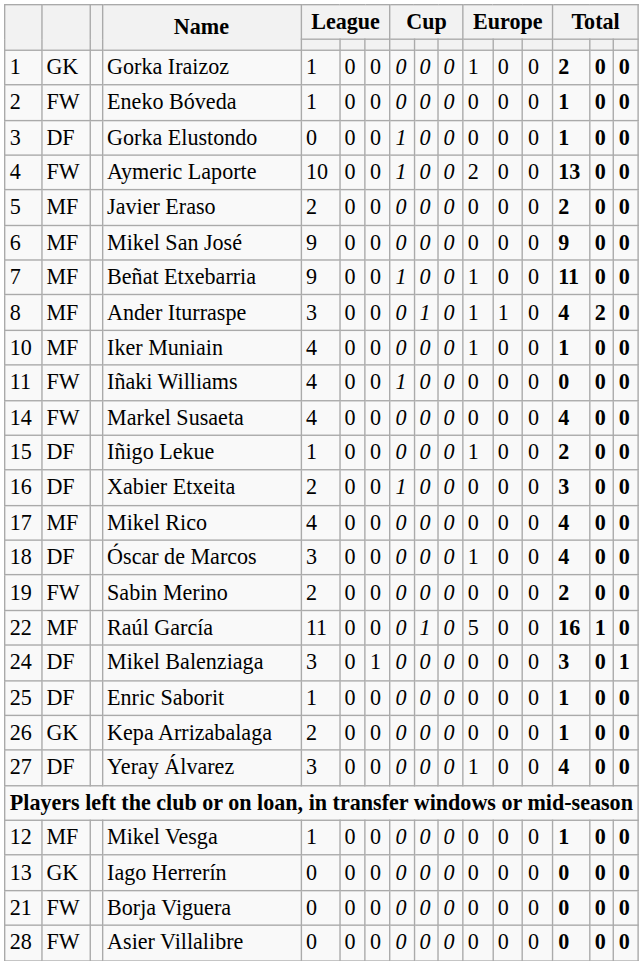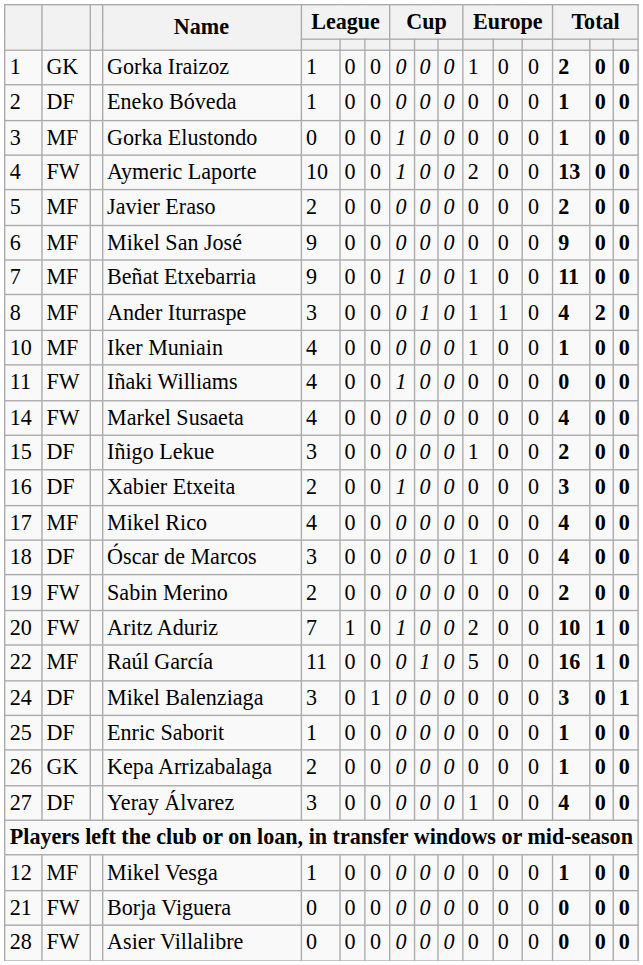(63, 102) FW -> (61, 102) DF
(61, 137) DF -> (62, 137) MF
(311, 452) 1 -> (311, 452) 3
+ row: (163, 627)
- row: (167, 872)
